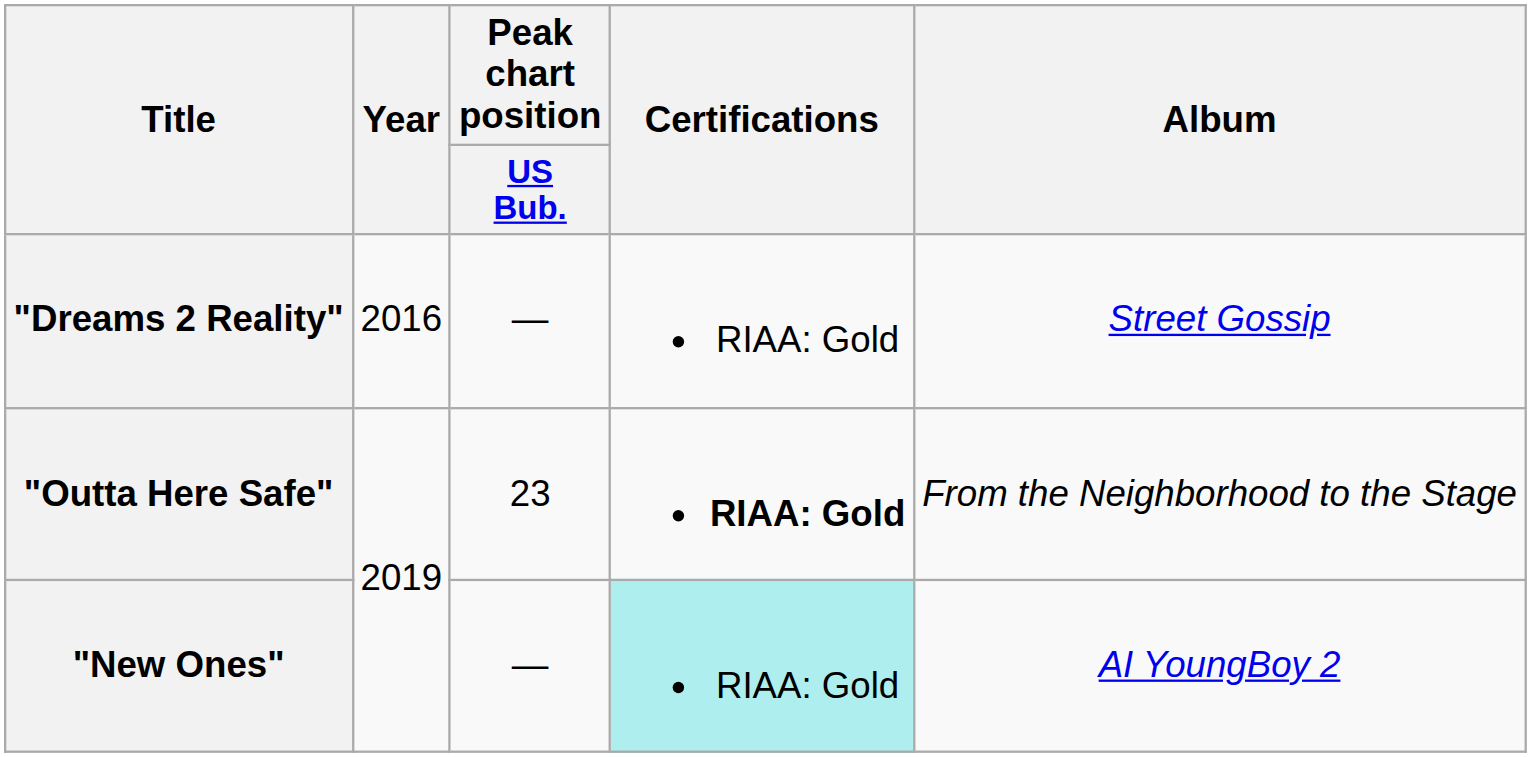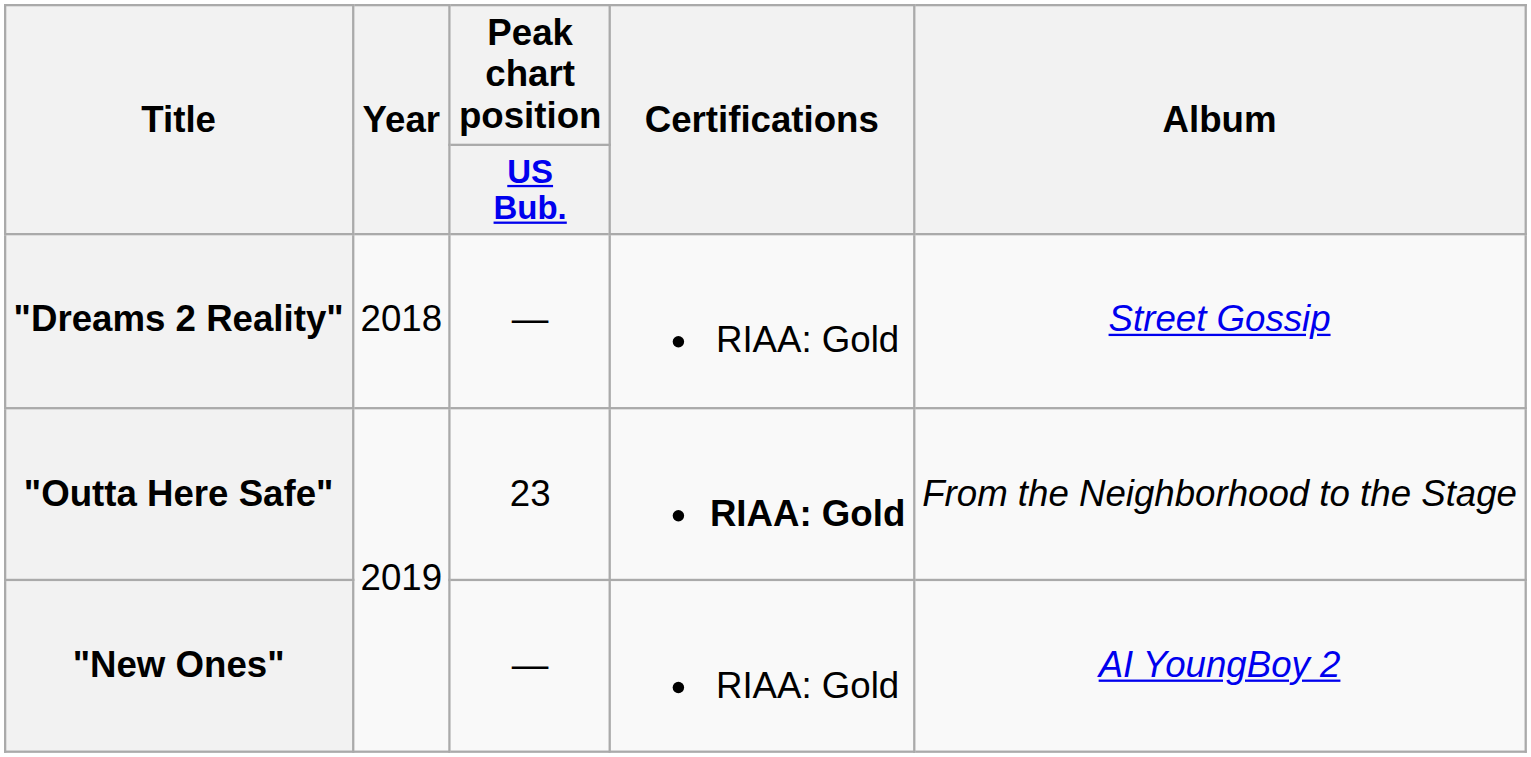(401, 320) 2016 -> (401, 320) 2018
(762, 687) paleturquoise background -> (762, 687) no background
